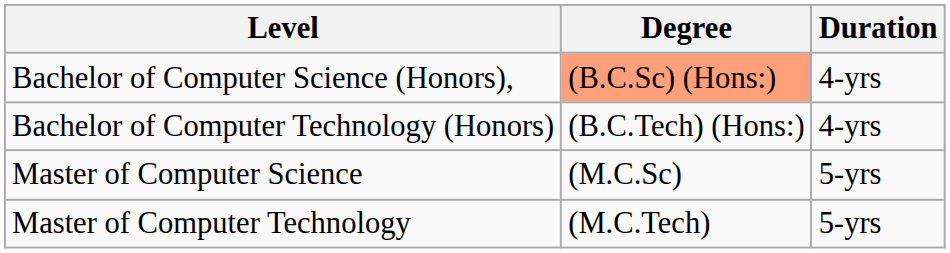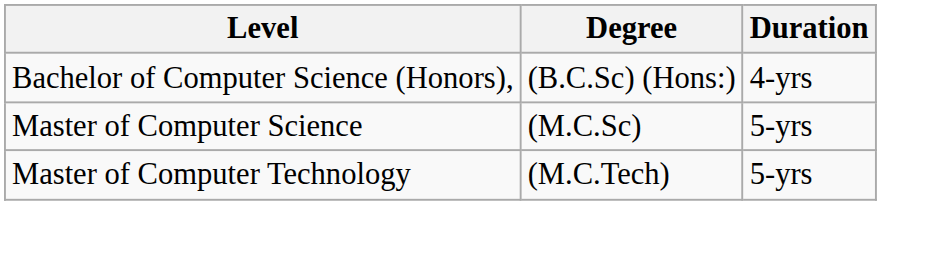(672, 77) lightsalmon background -> (632, 77) no background
- row: (283, 125)
